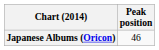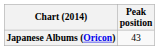(136, 38) 46 -> (136, 38) 43
